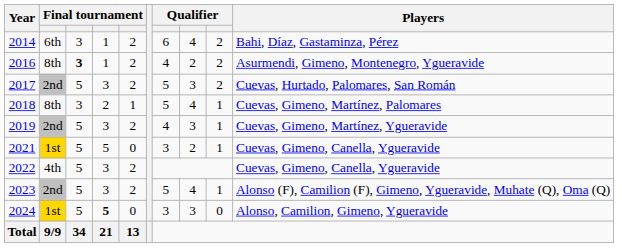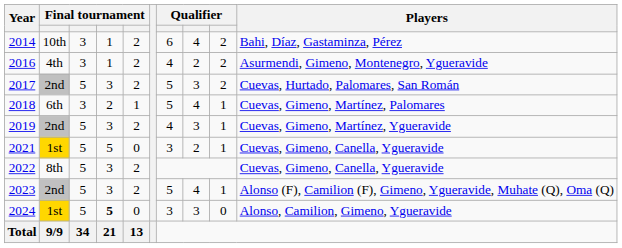(53, 42) 6th -> (54, 42) 10th
(53, 63) 8th -> (54, 63) 4th
(79, 63) bold -> (83, 63) normal
(53, 105) 8th -> (54, 105) 6th
(53, 168) 4th -> (54, 168) 8th
